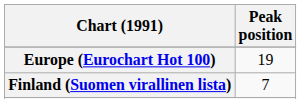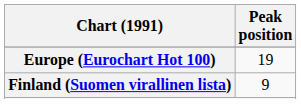(265, 85) 7 -> (265, 85) 9
